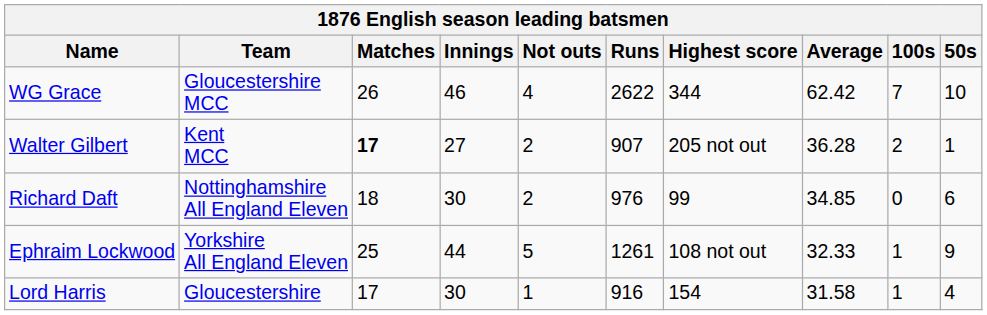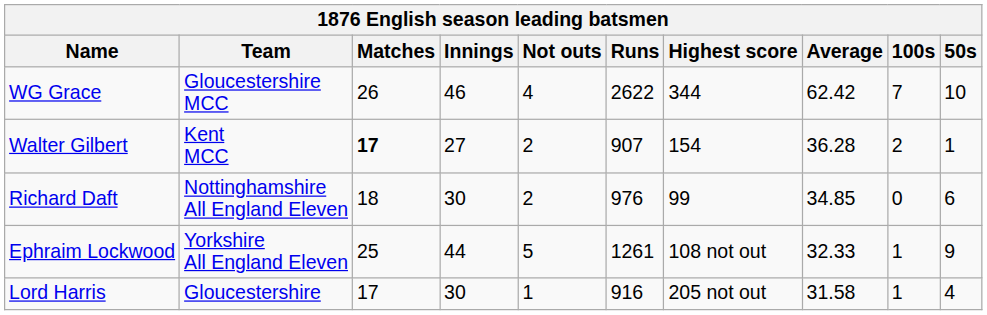(717, 145) 205 not out -> (685, 145) 154
(685, 293) 154 -> (717, 293) 205 not out
